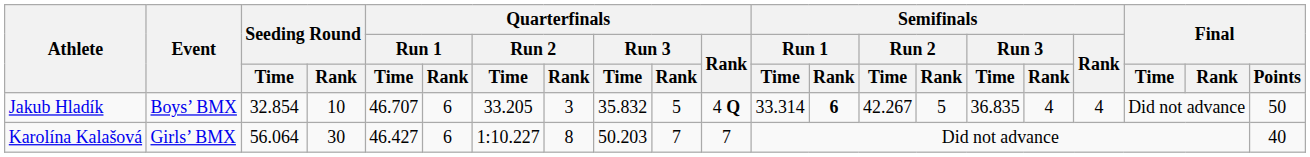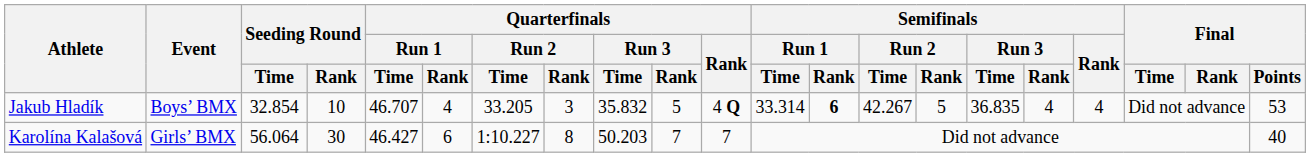(447, 107) 6 -> (447, 107) 4
(1277, 107) 50 -> (1277, 107) 53
